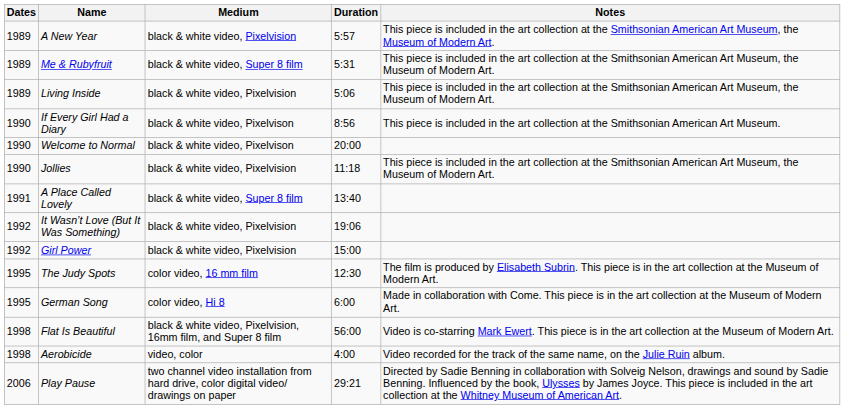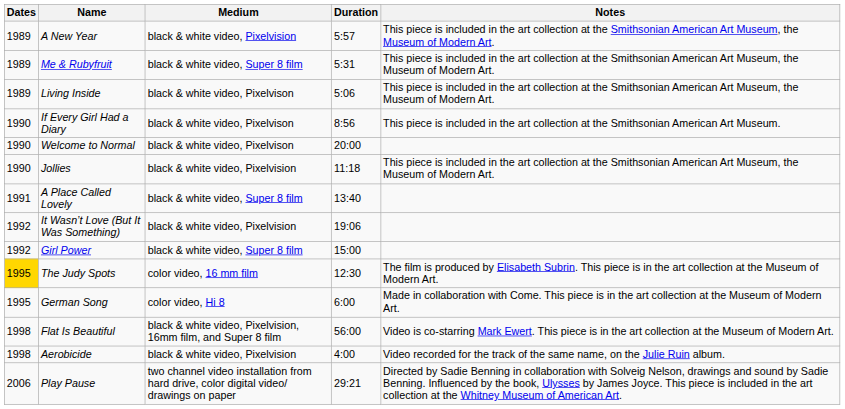(222, 94) black & white video, Pixelvision -> (221, 94) black & white video, Pixelvison
(222, 250) black & white video, Pixelvision -> (225, 250) black & white video, Super 8 film
(19, 273) no background -> (19, 273) gold background
(175, 354) video, color -> (222, 354) black & white video, Pixelvision
